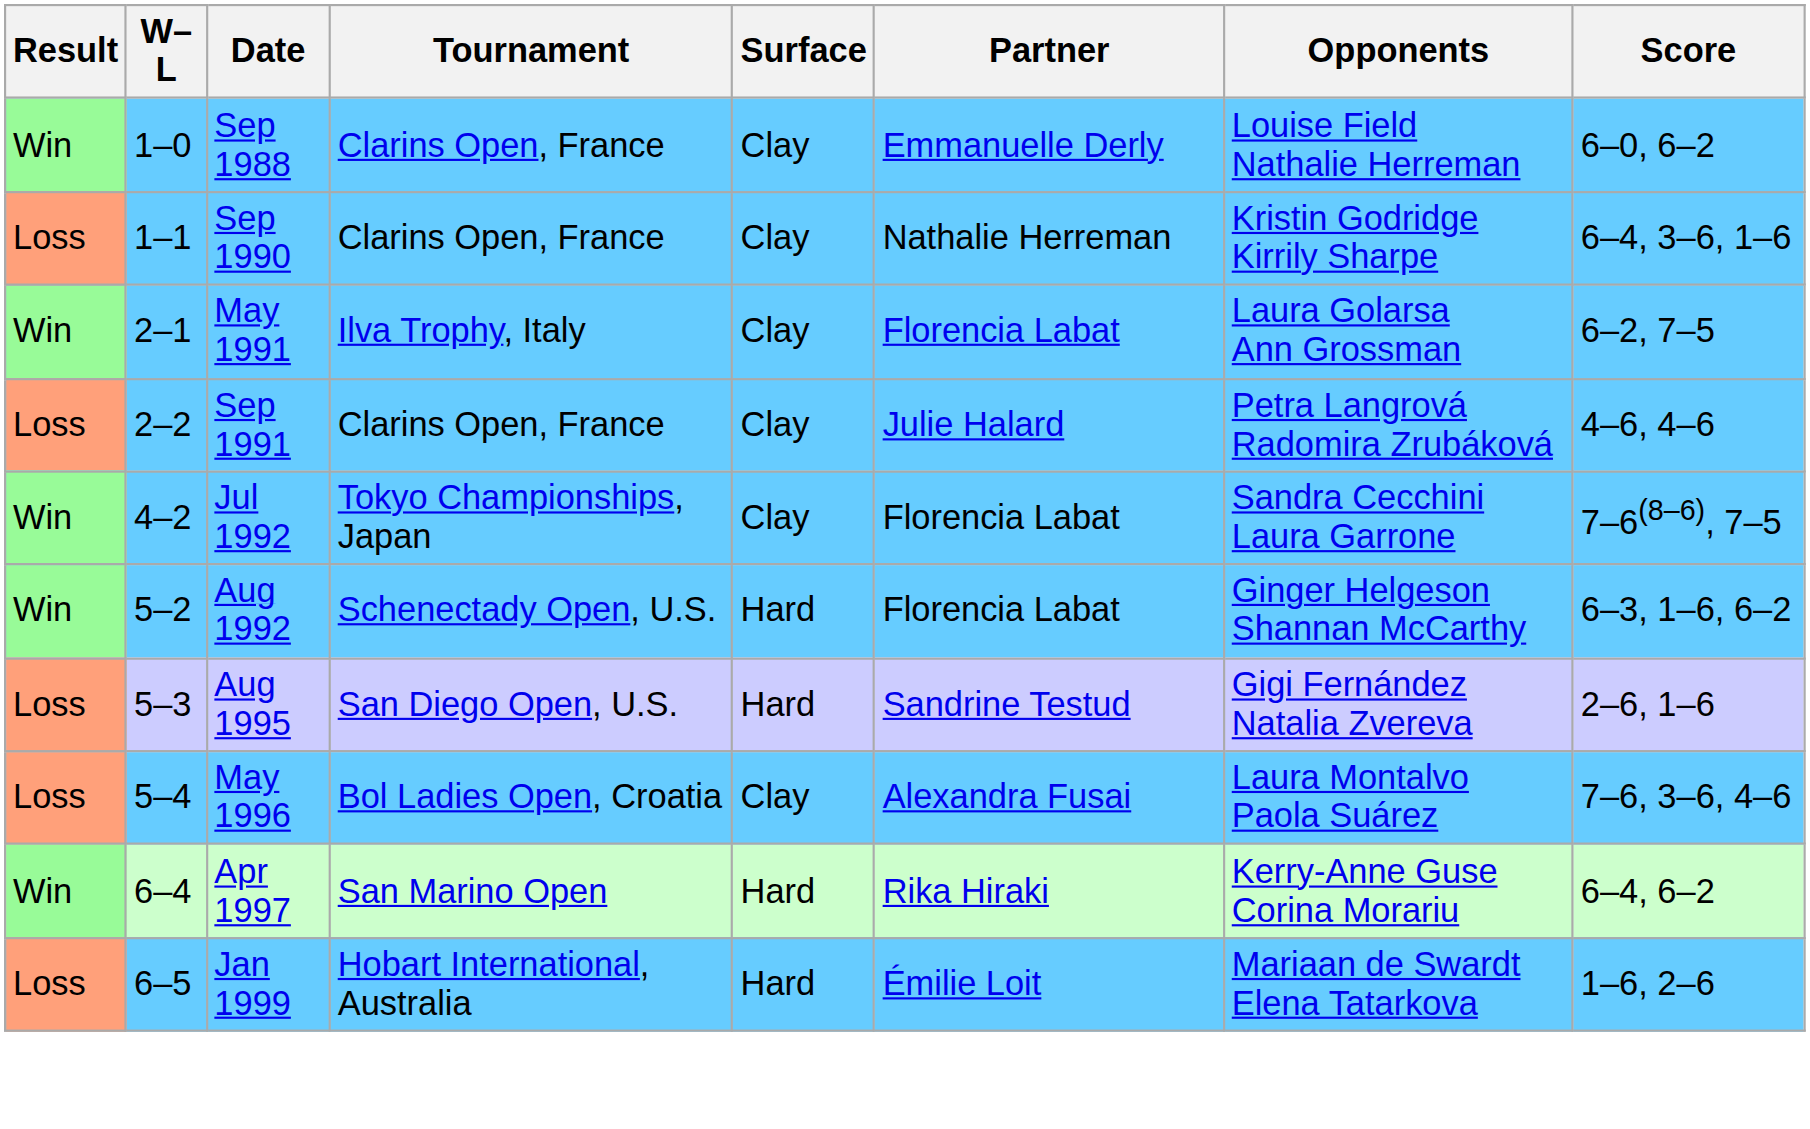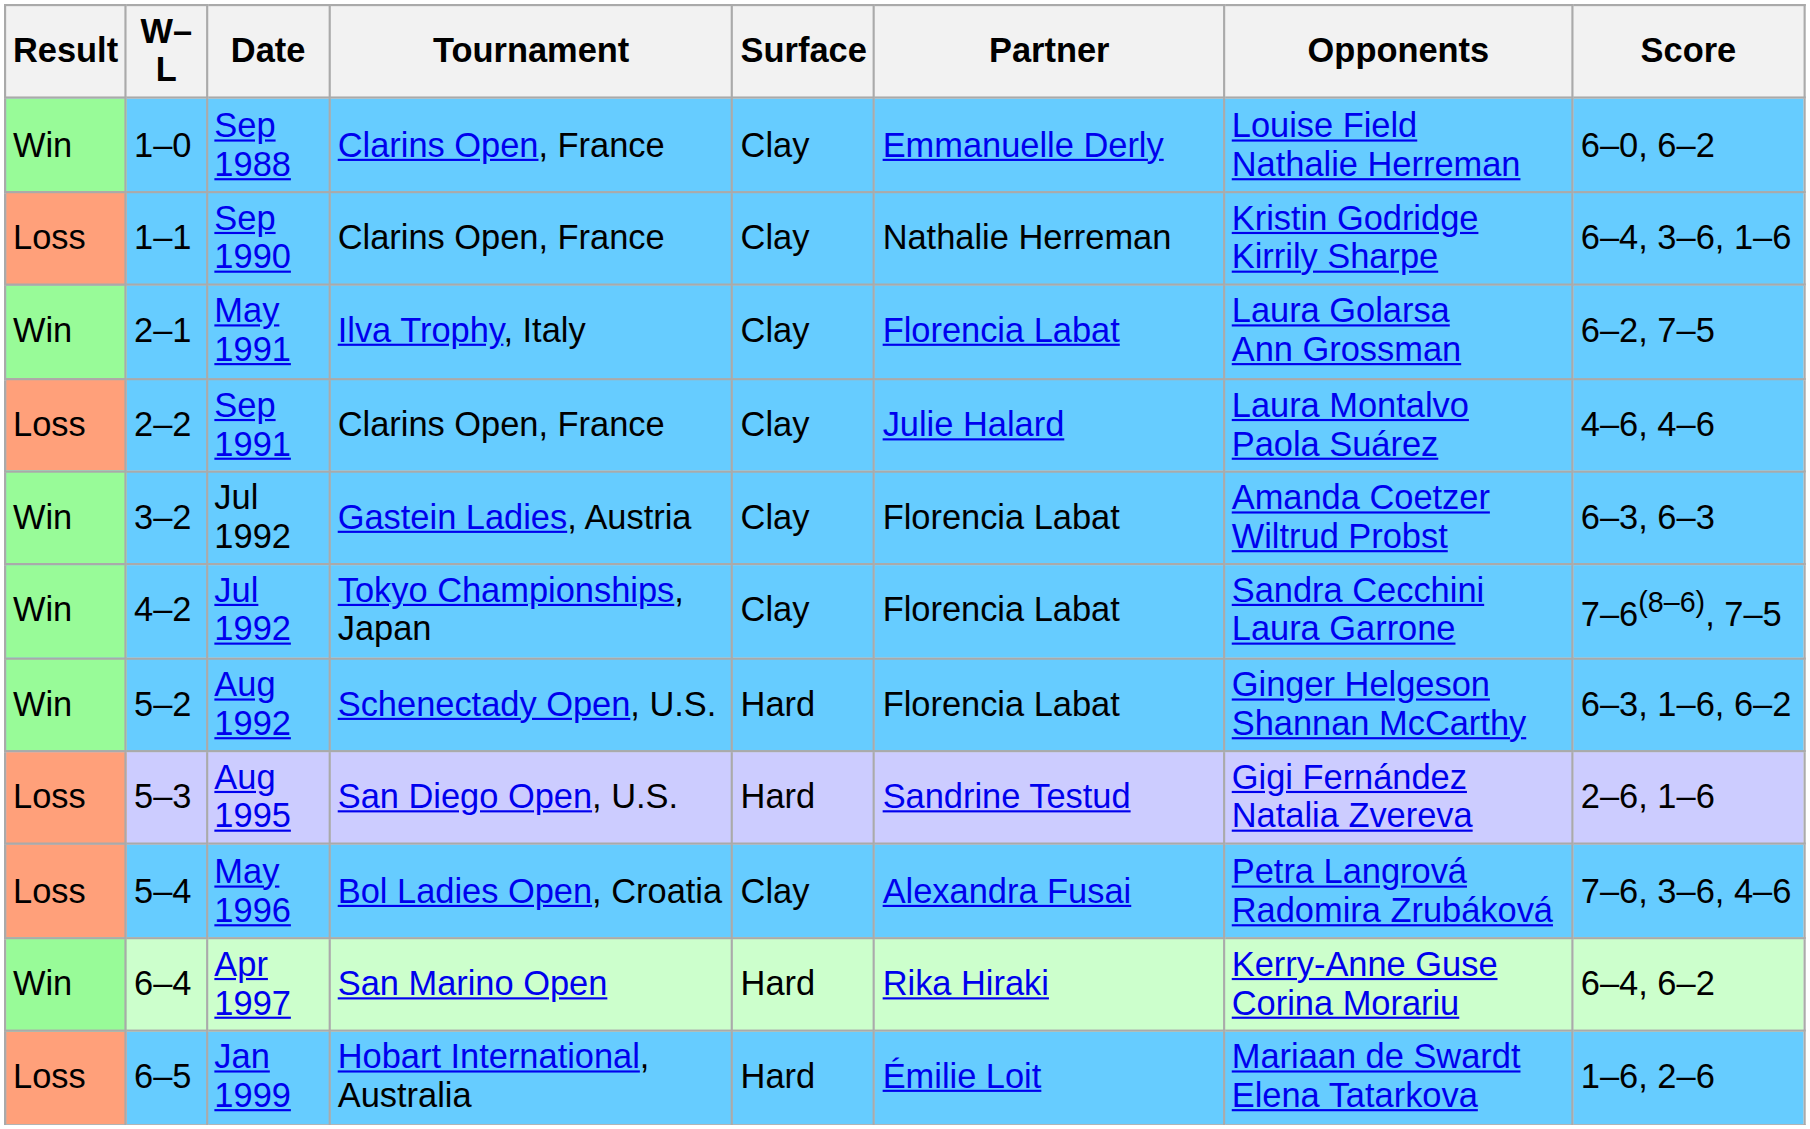(1392, 424) Petra Langrová Radomira Zrubáková -> (1350, 424) Laura Montalvo Paola Suárez
+ row: (163, 517)
(1350, 797) Laura Montalvo Paola Suárez -> (1392, 890) Petra Langrová Radomira Zrubáková
